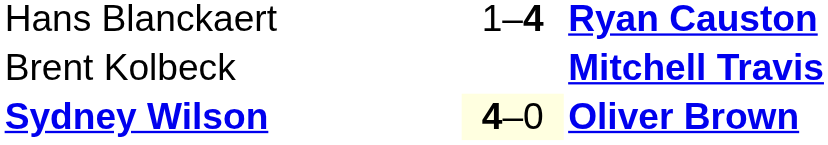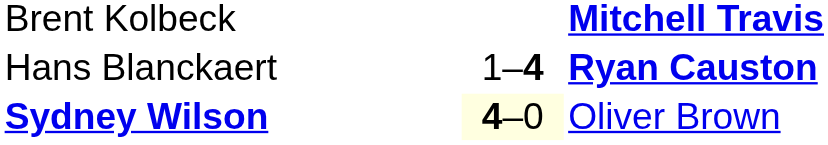rows swapped: (141, 18) <-> (120, 67)
(684, 116) bold -> (674, 116) normal
